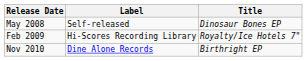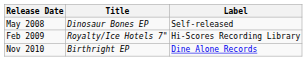columns swapped: (250, 11) <-> (132, 11)
